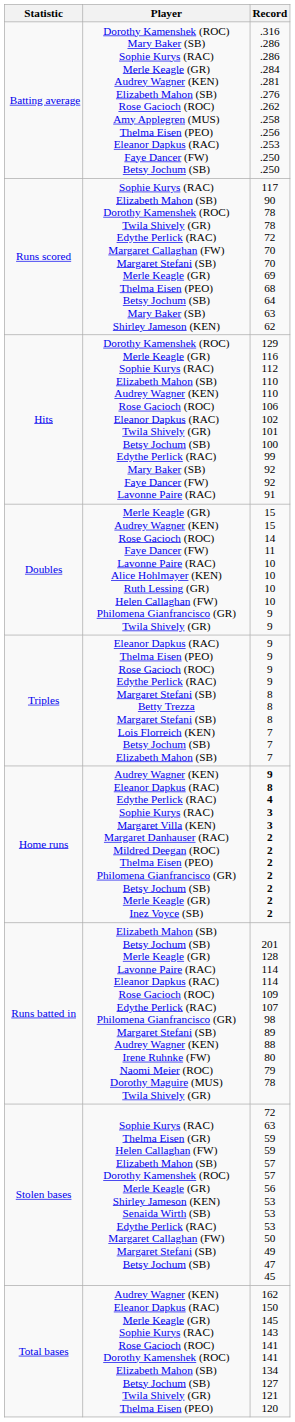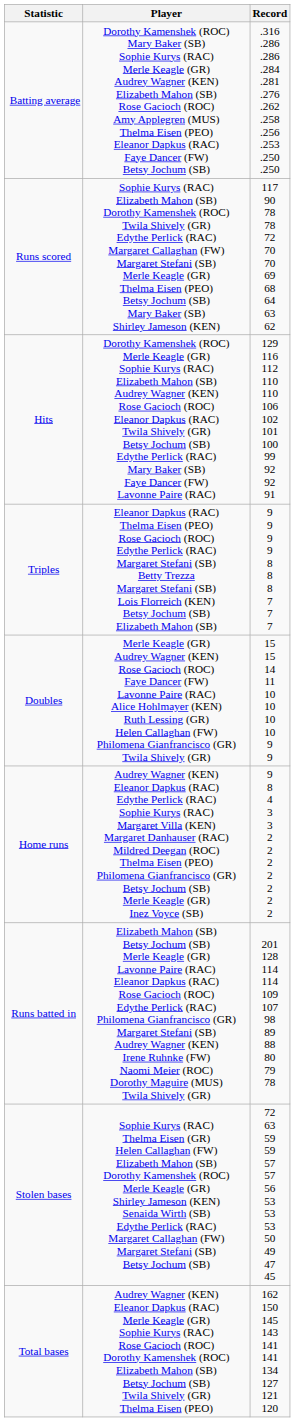rows swapped: (44, 569) <-> (44, 700)
(270, 844) bold -> (270, 844) normal
